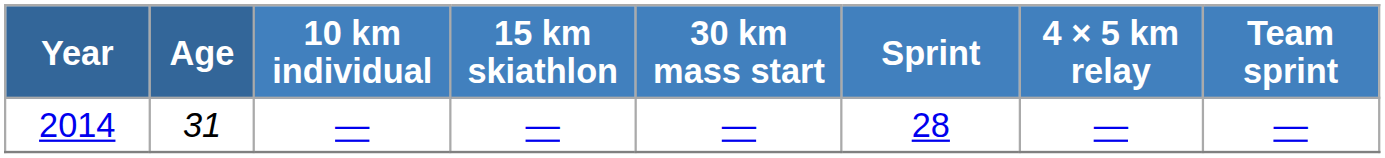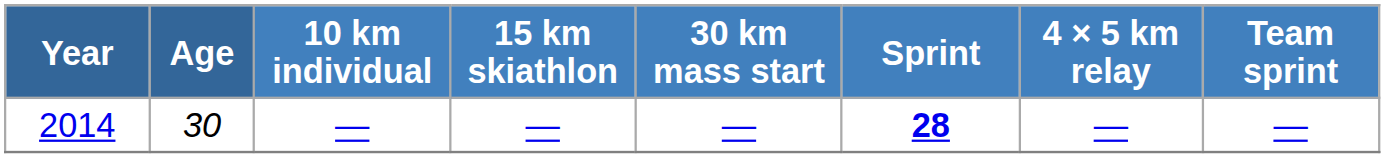(202, 125) 31 -> (202, 125) 30
(931, 125) normal -> (931, 125) bold
